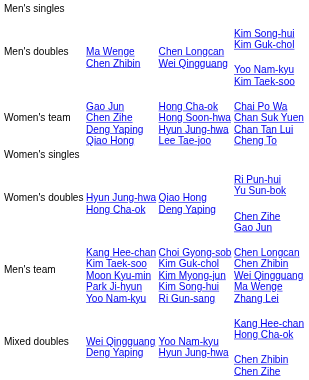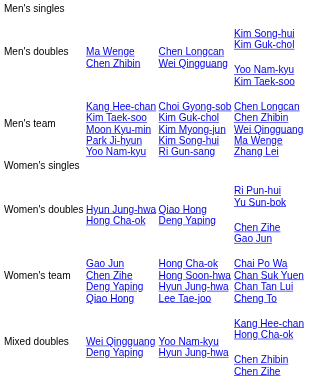rows swapped: (30, 270) <-> (37, 118)
